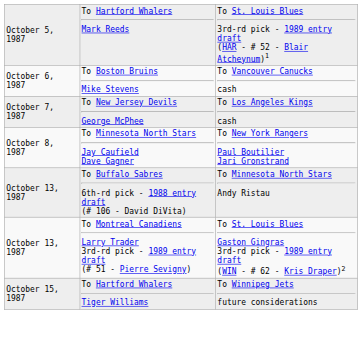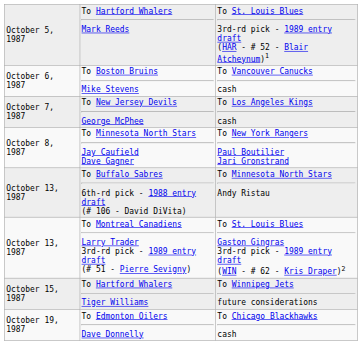+ row: (148, 325)
